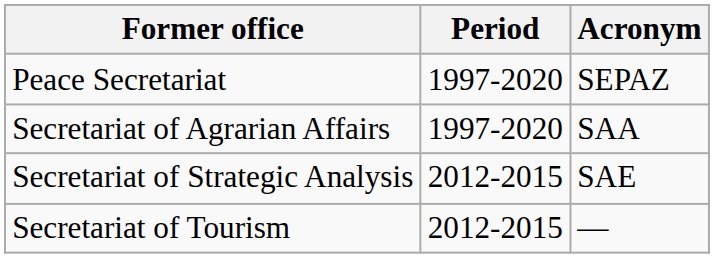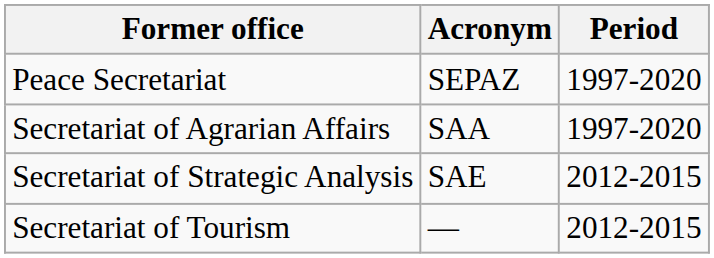columns swapped: (639, 29) <-> (495, 29)
